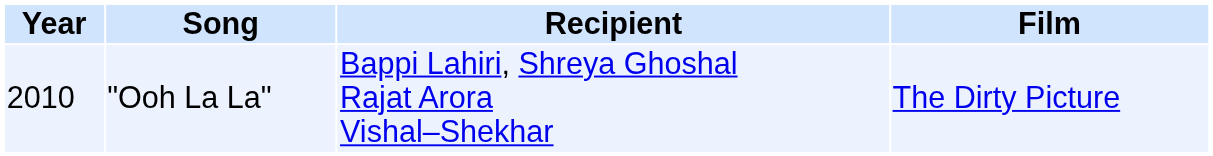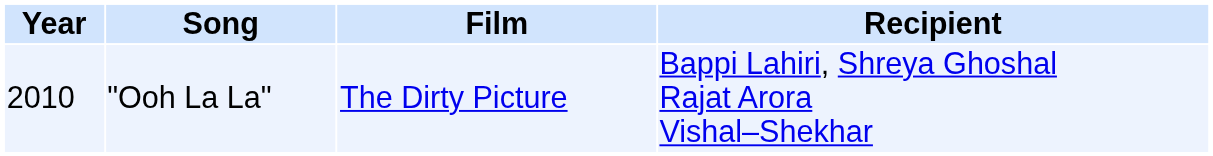columns swapped: (613, 23) <-> (1049, 23)
